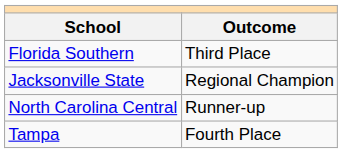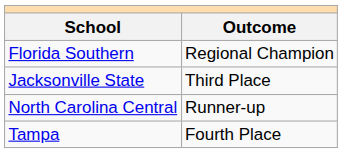(228, 53) Third Place -> (259, 53) Regional Champion
(259, 80) Regional Champion -> (228, 80) Third Place
